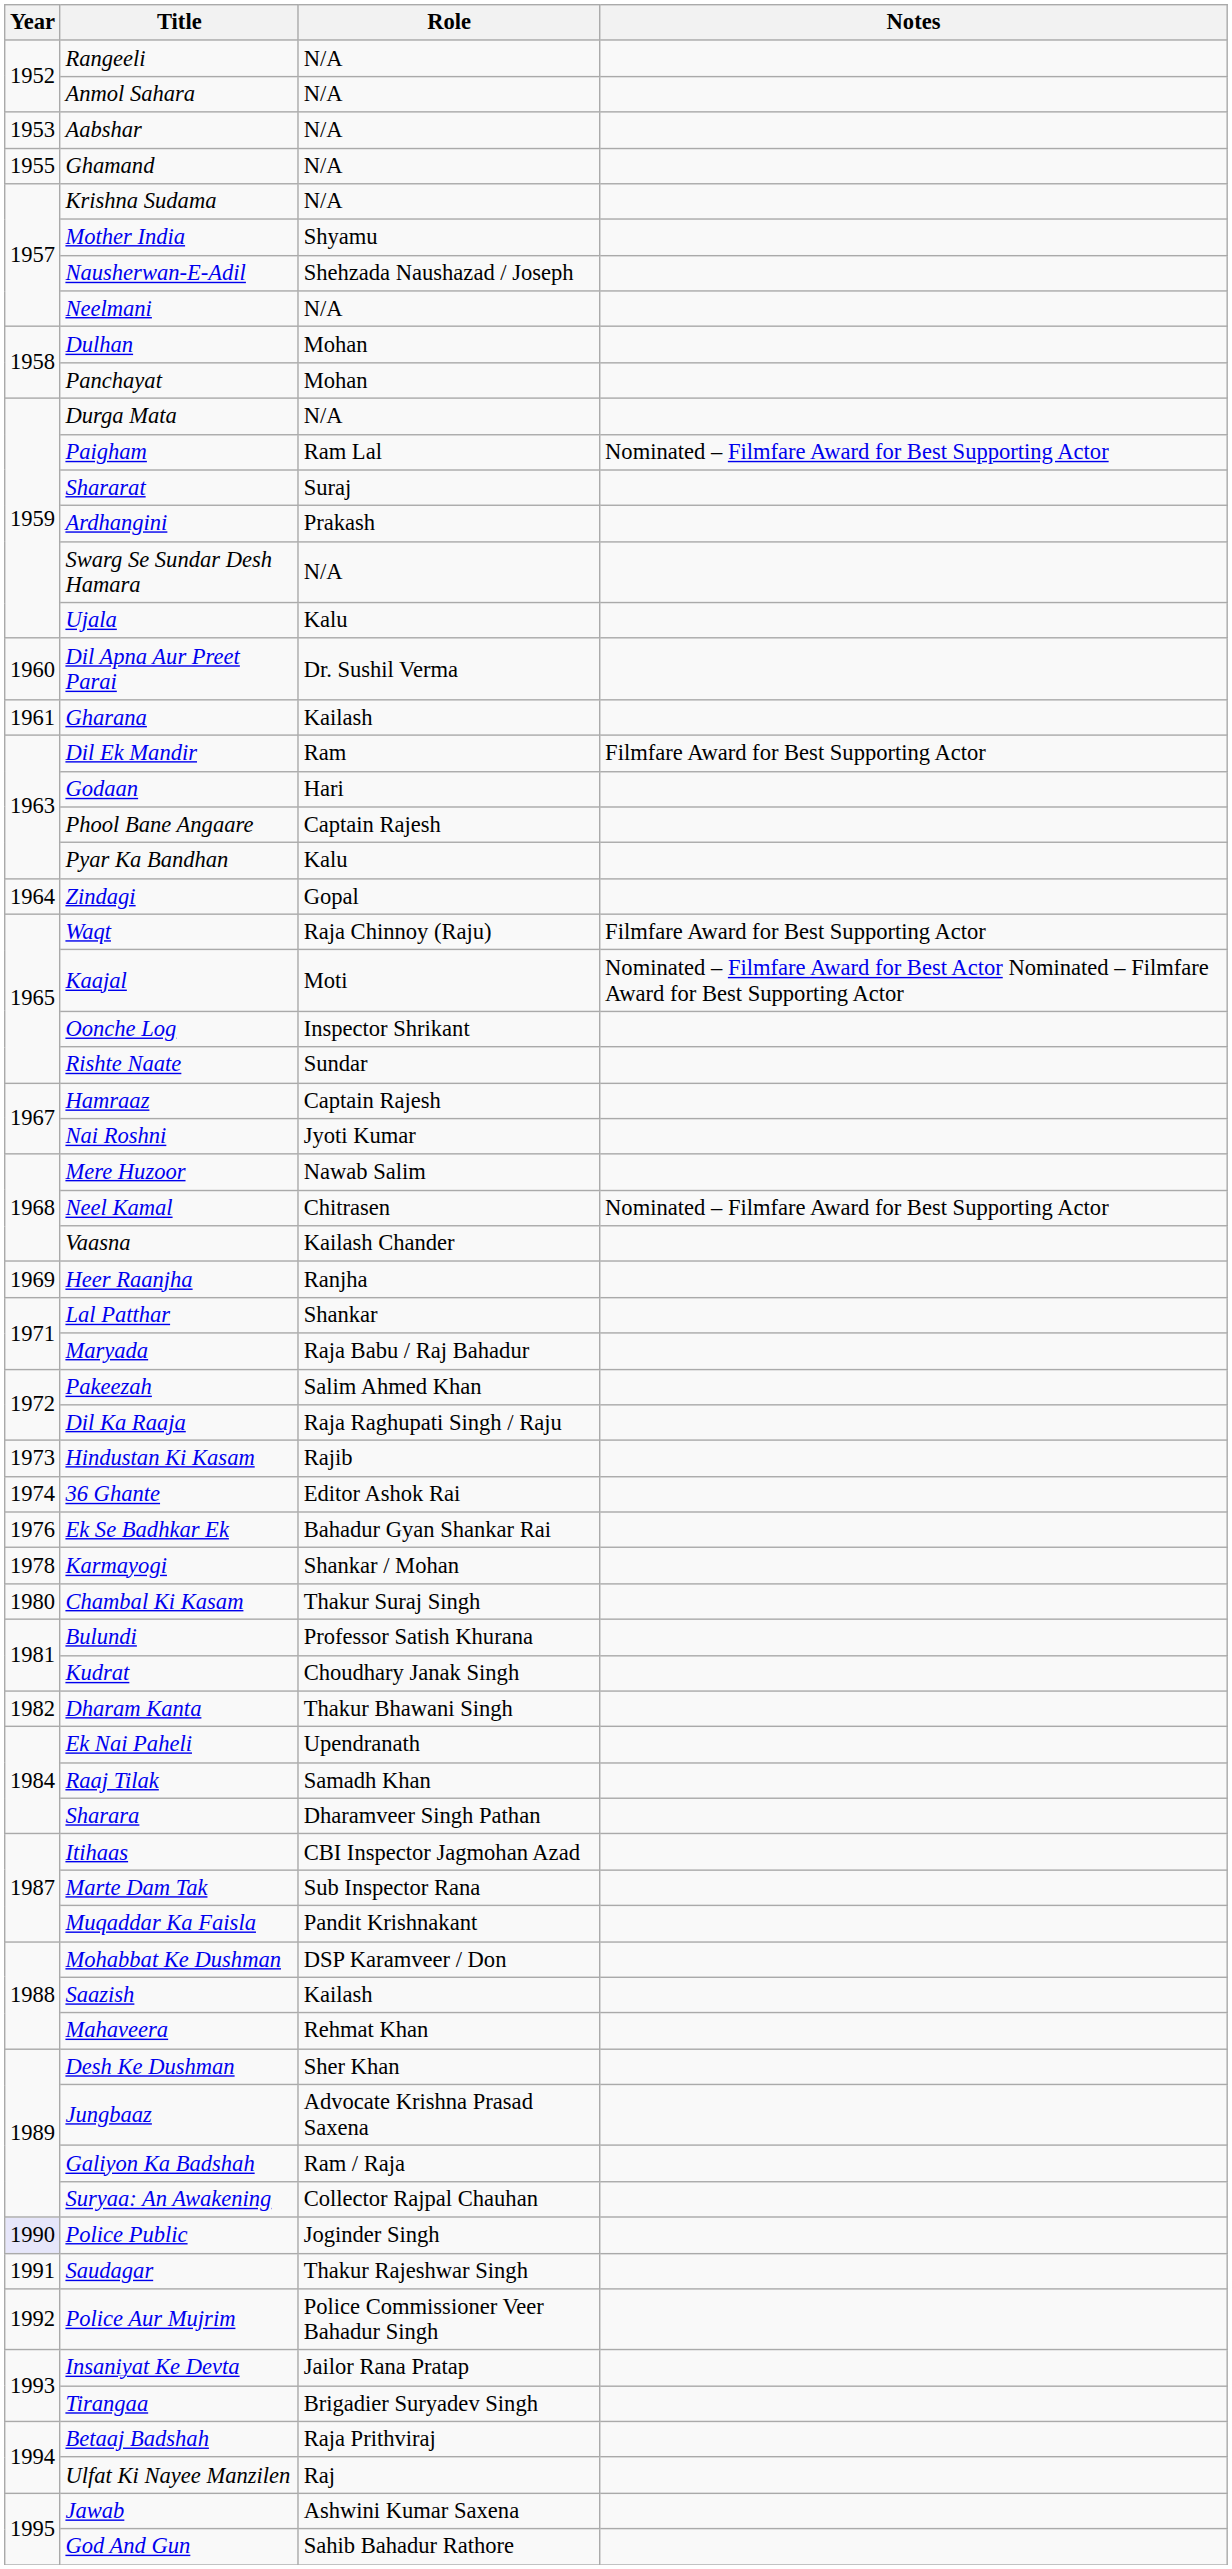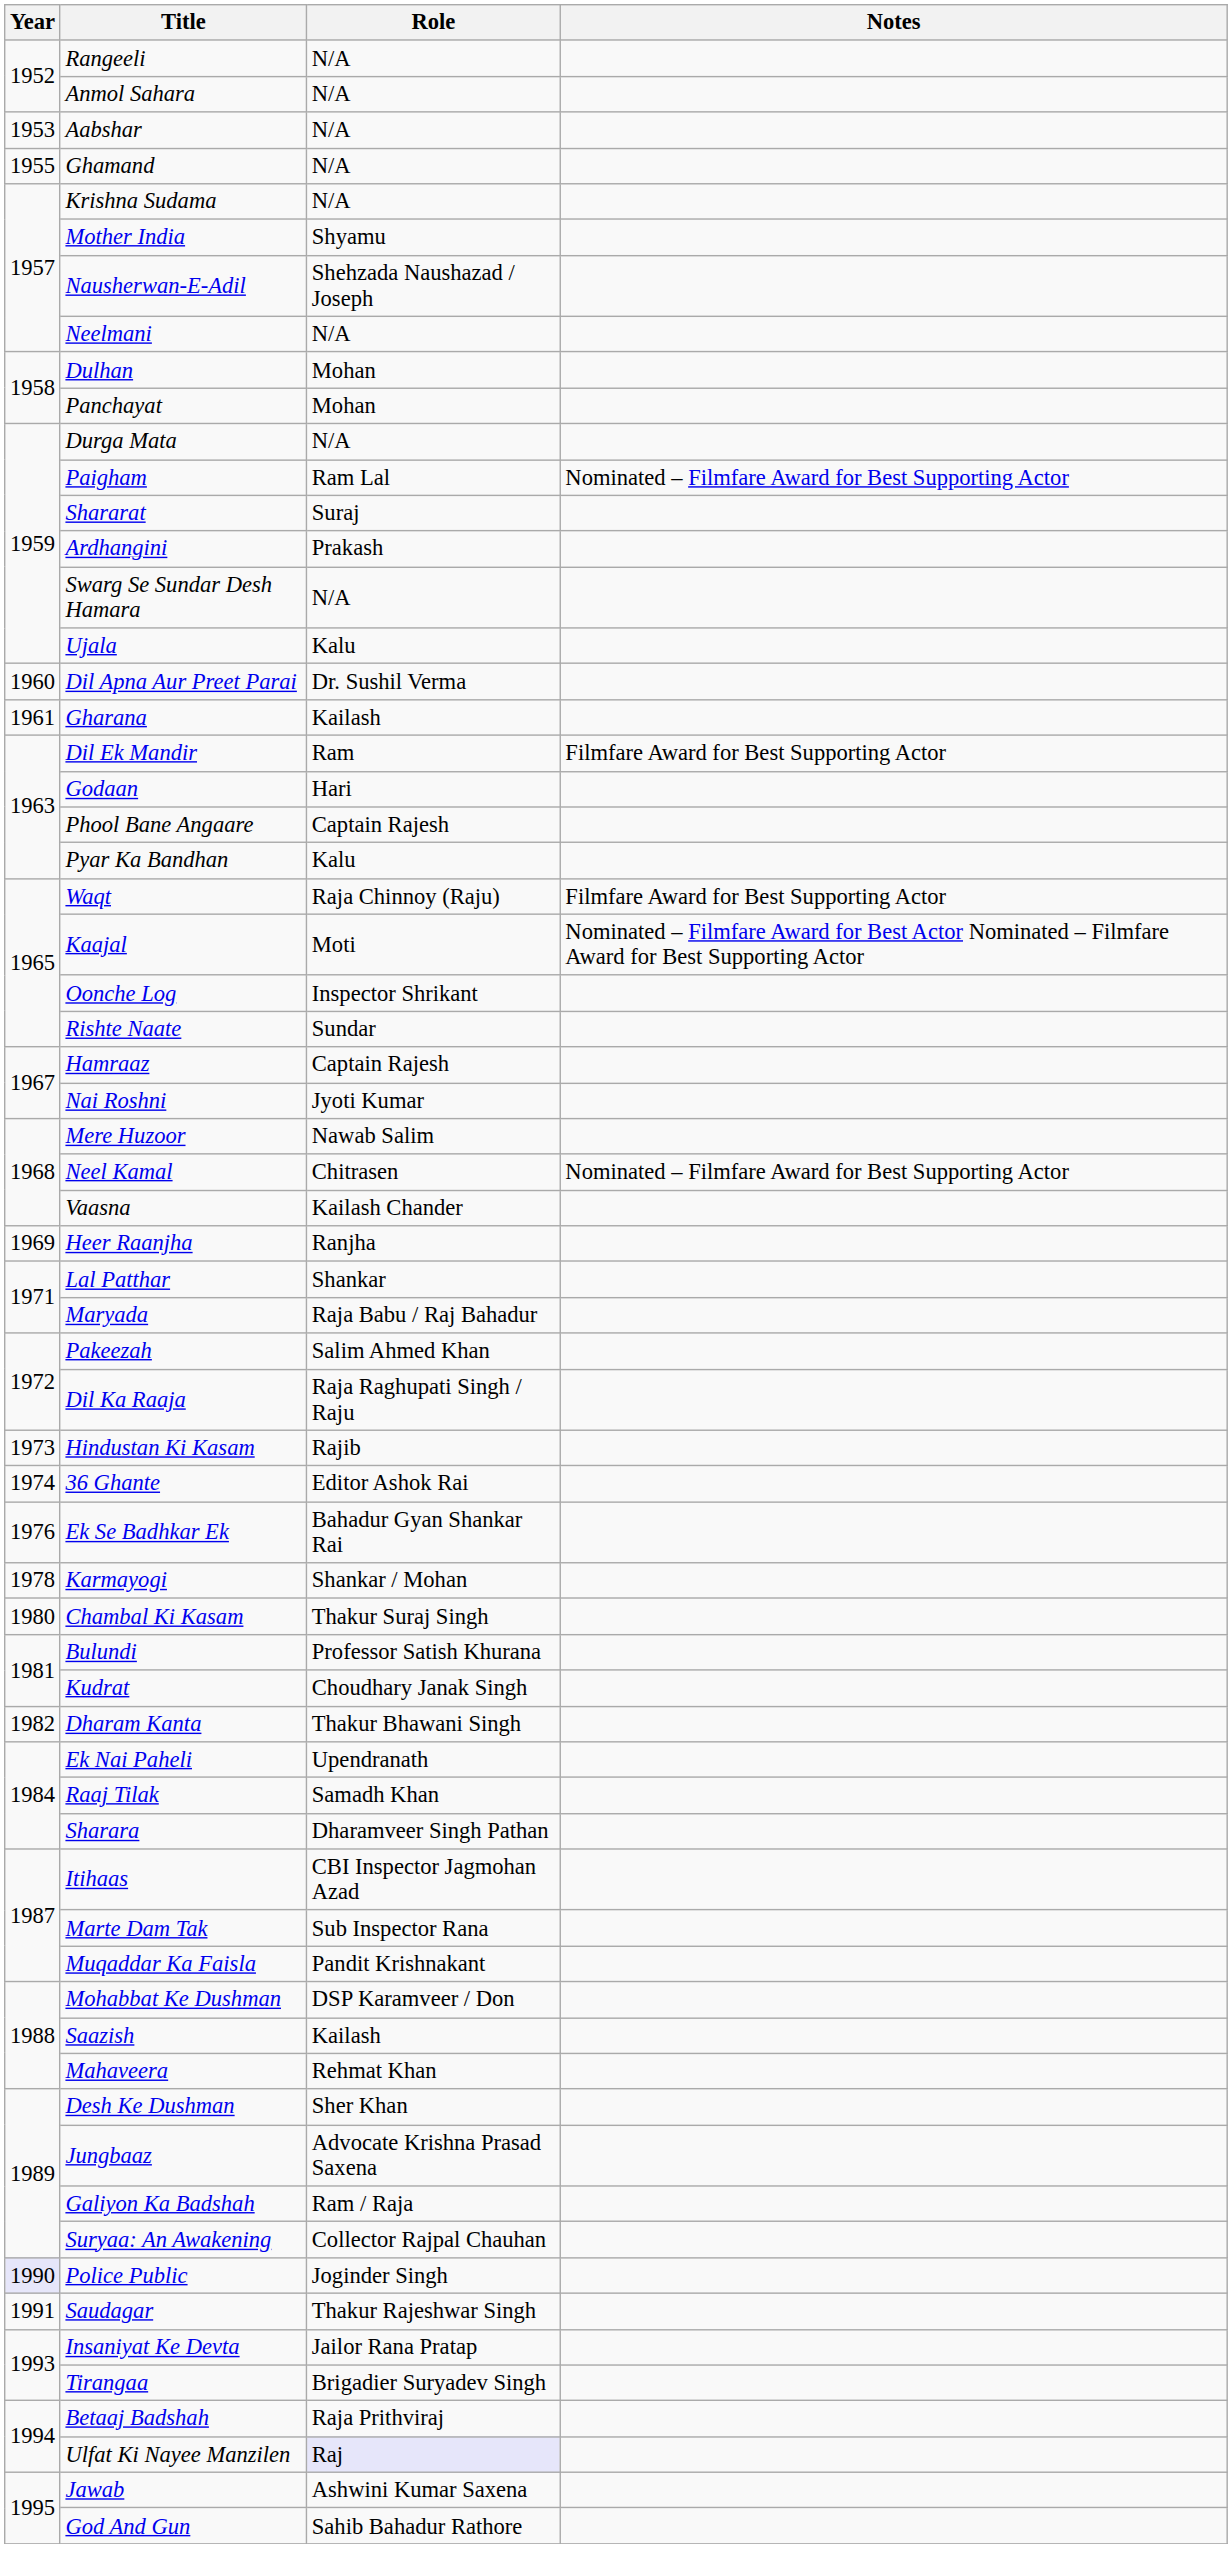- row: (101, 896)
- row: (150, 2319)
(319, 2474) no background -> (327, 2454) lavender background
